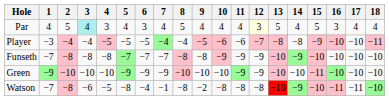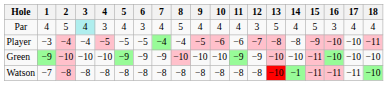(259, 27) lightyellow background -> (257, 27) no background
- row: (22, 57)
(87, 88) −6 -> (85, 73) −8
(107, 88) −5 -> (105, 73) −8
(145, 88) −4 -> (143, 73) −8
(163, 88) −1 -> (162, 73) −8
(202, 88) −2 -> (200, 73) −8
(297, 88) −9 -> (296, 73) −1
(317, 88) −10 -> (315, 73) −11
